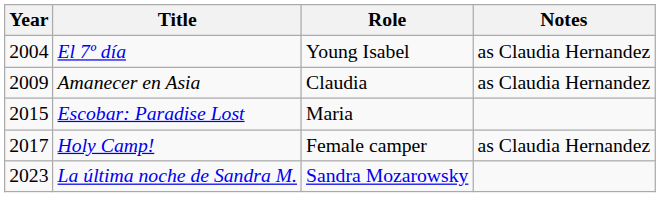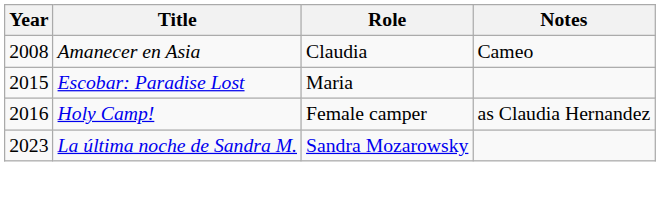- row: (92, 51)
(29, 82) 2009 -> (29, 51) 2008
(564, 82) as Claudia Hernandez -> (505, 51) Cameo
(29, 144) 2017 -> (29, 113) 2016
